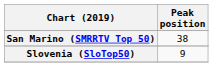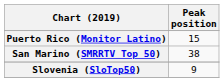+ row: (87, 39)
